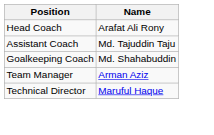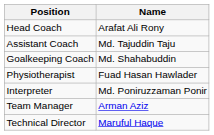+ row: (41, 75)
+ row: (29, 91)
